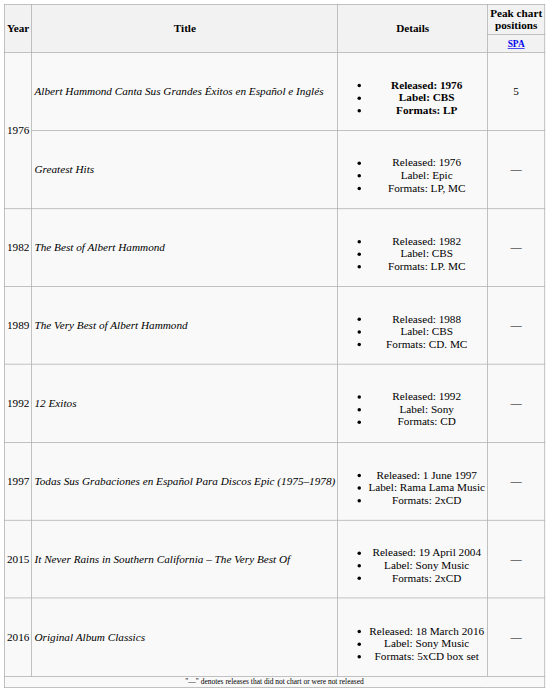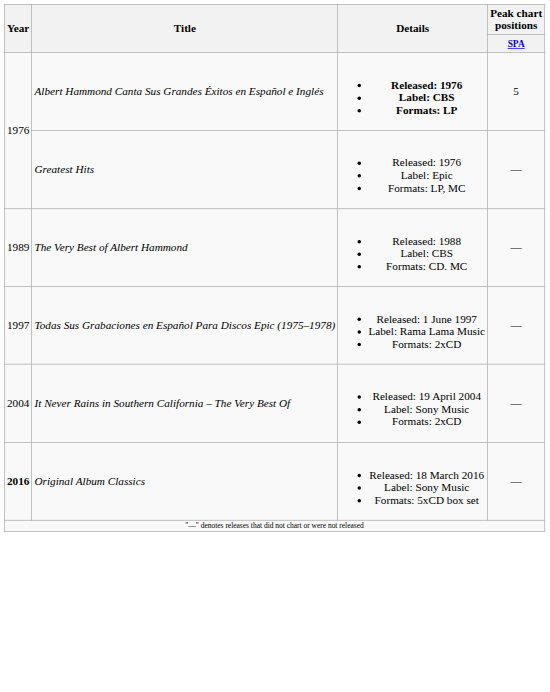- row: (100, 247)
- row: (55, 403)
(18, 559) 2015 -> (18, 403) 2004
(18, 637) normal -> (18, 481) bold
